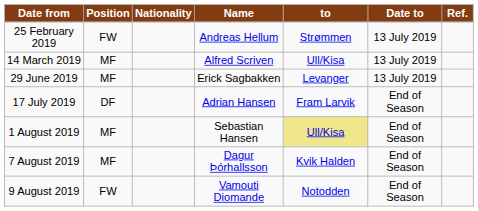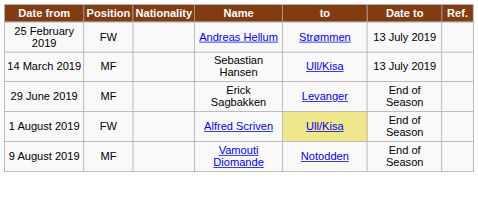(239, 61) Alfred Scriven -> (239, 67) Sebastian Hansen
(405, 78) 13 July 2019 -> (405, 97) End of Season
- row: (44, 102)
(108, 132) MF -> (108, 127) FW
(239, 132) Sebastian Hansen -> (239, 127) Alfred Scriven
- row: (44, 162)
(108, 192) FW -> (108, 157) MF
